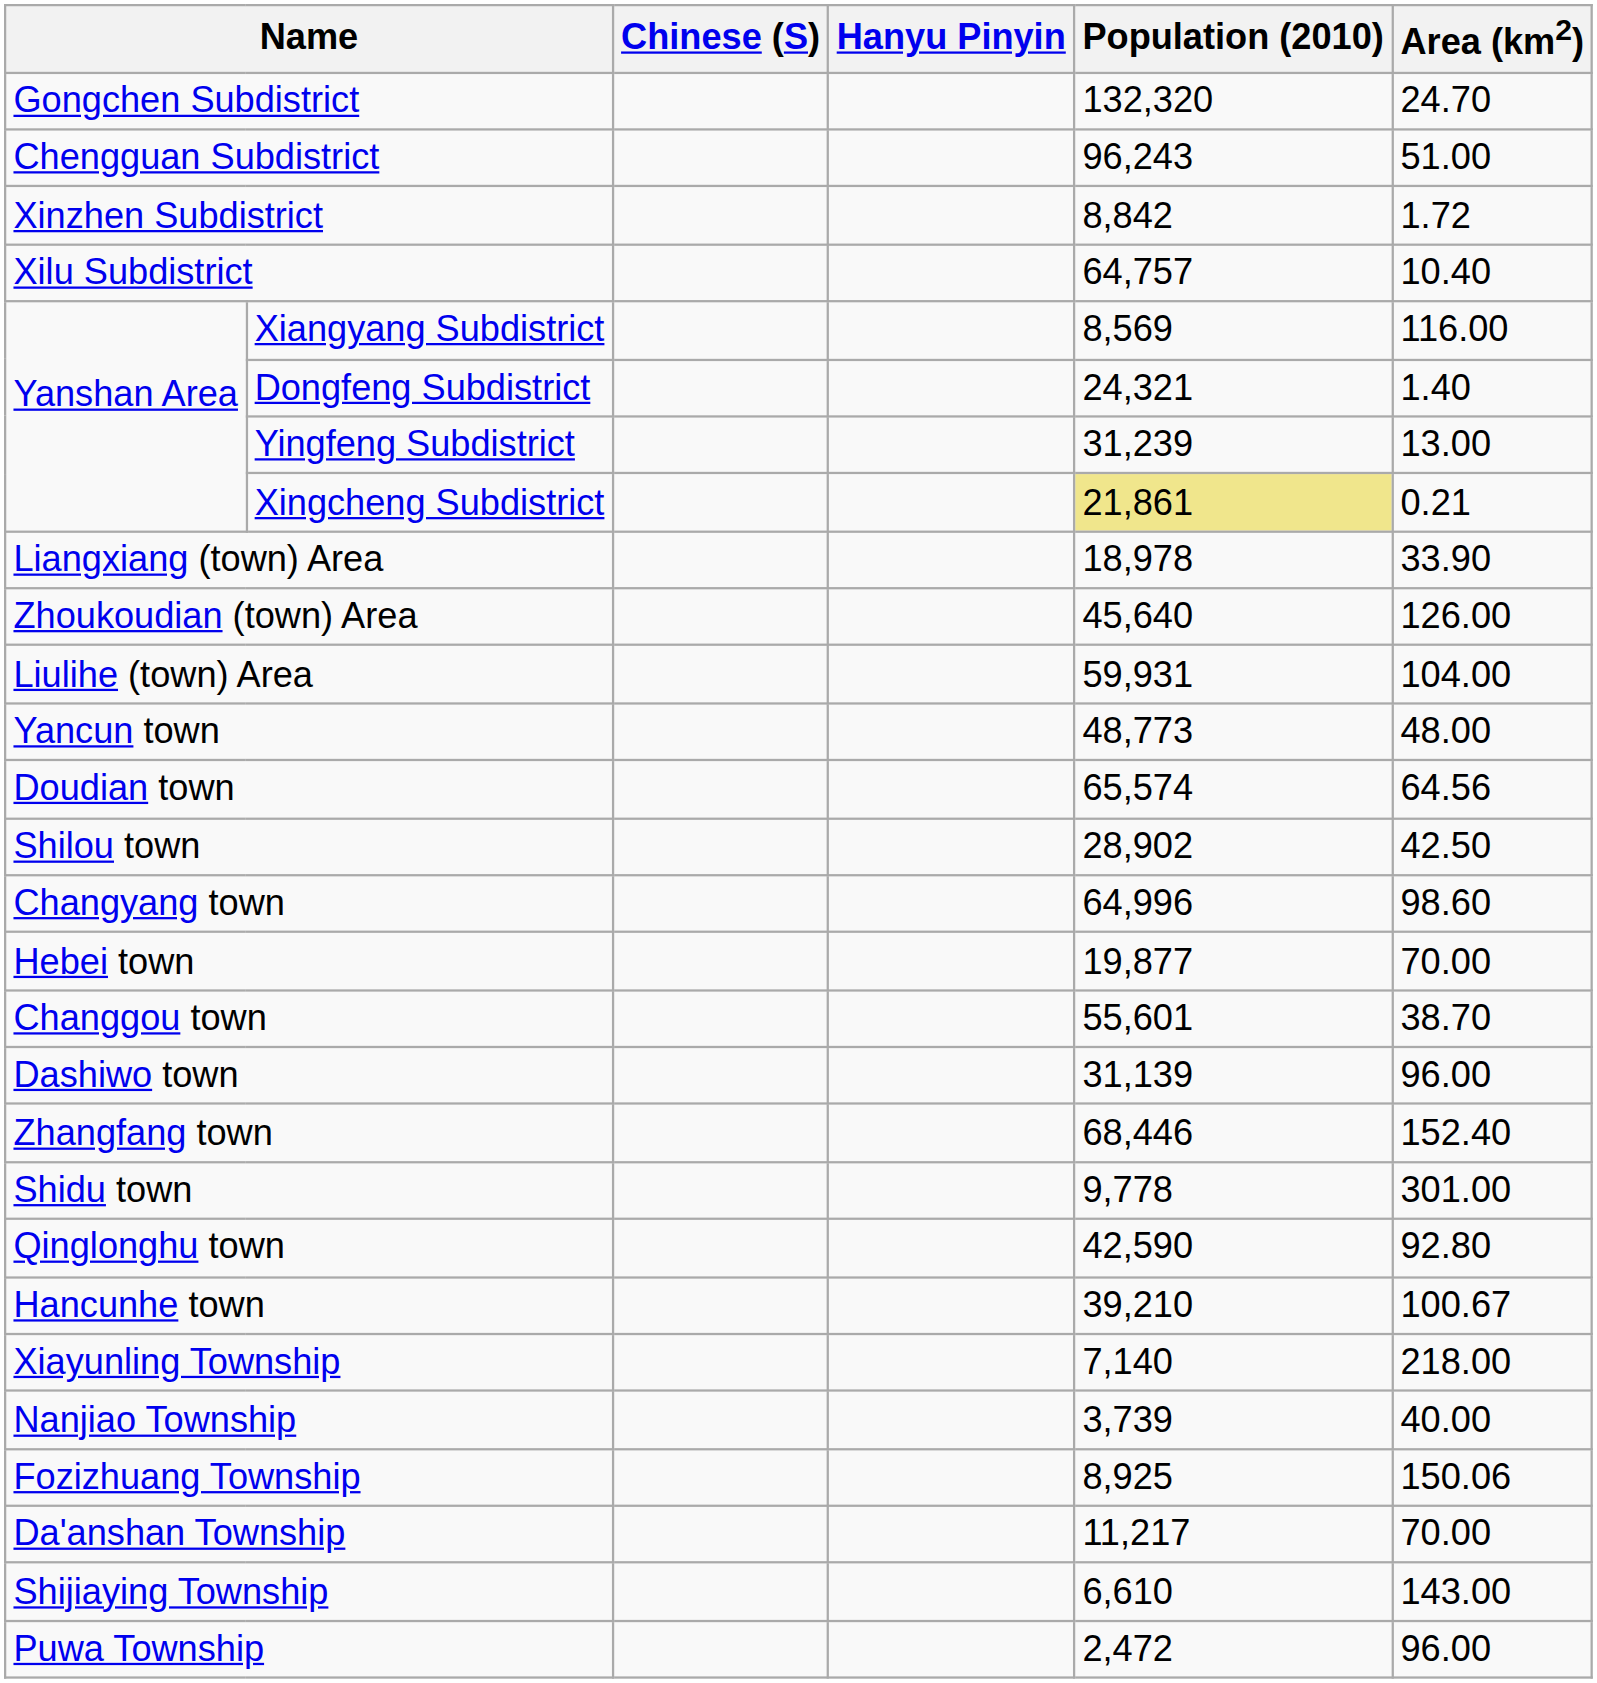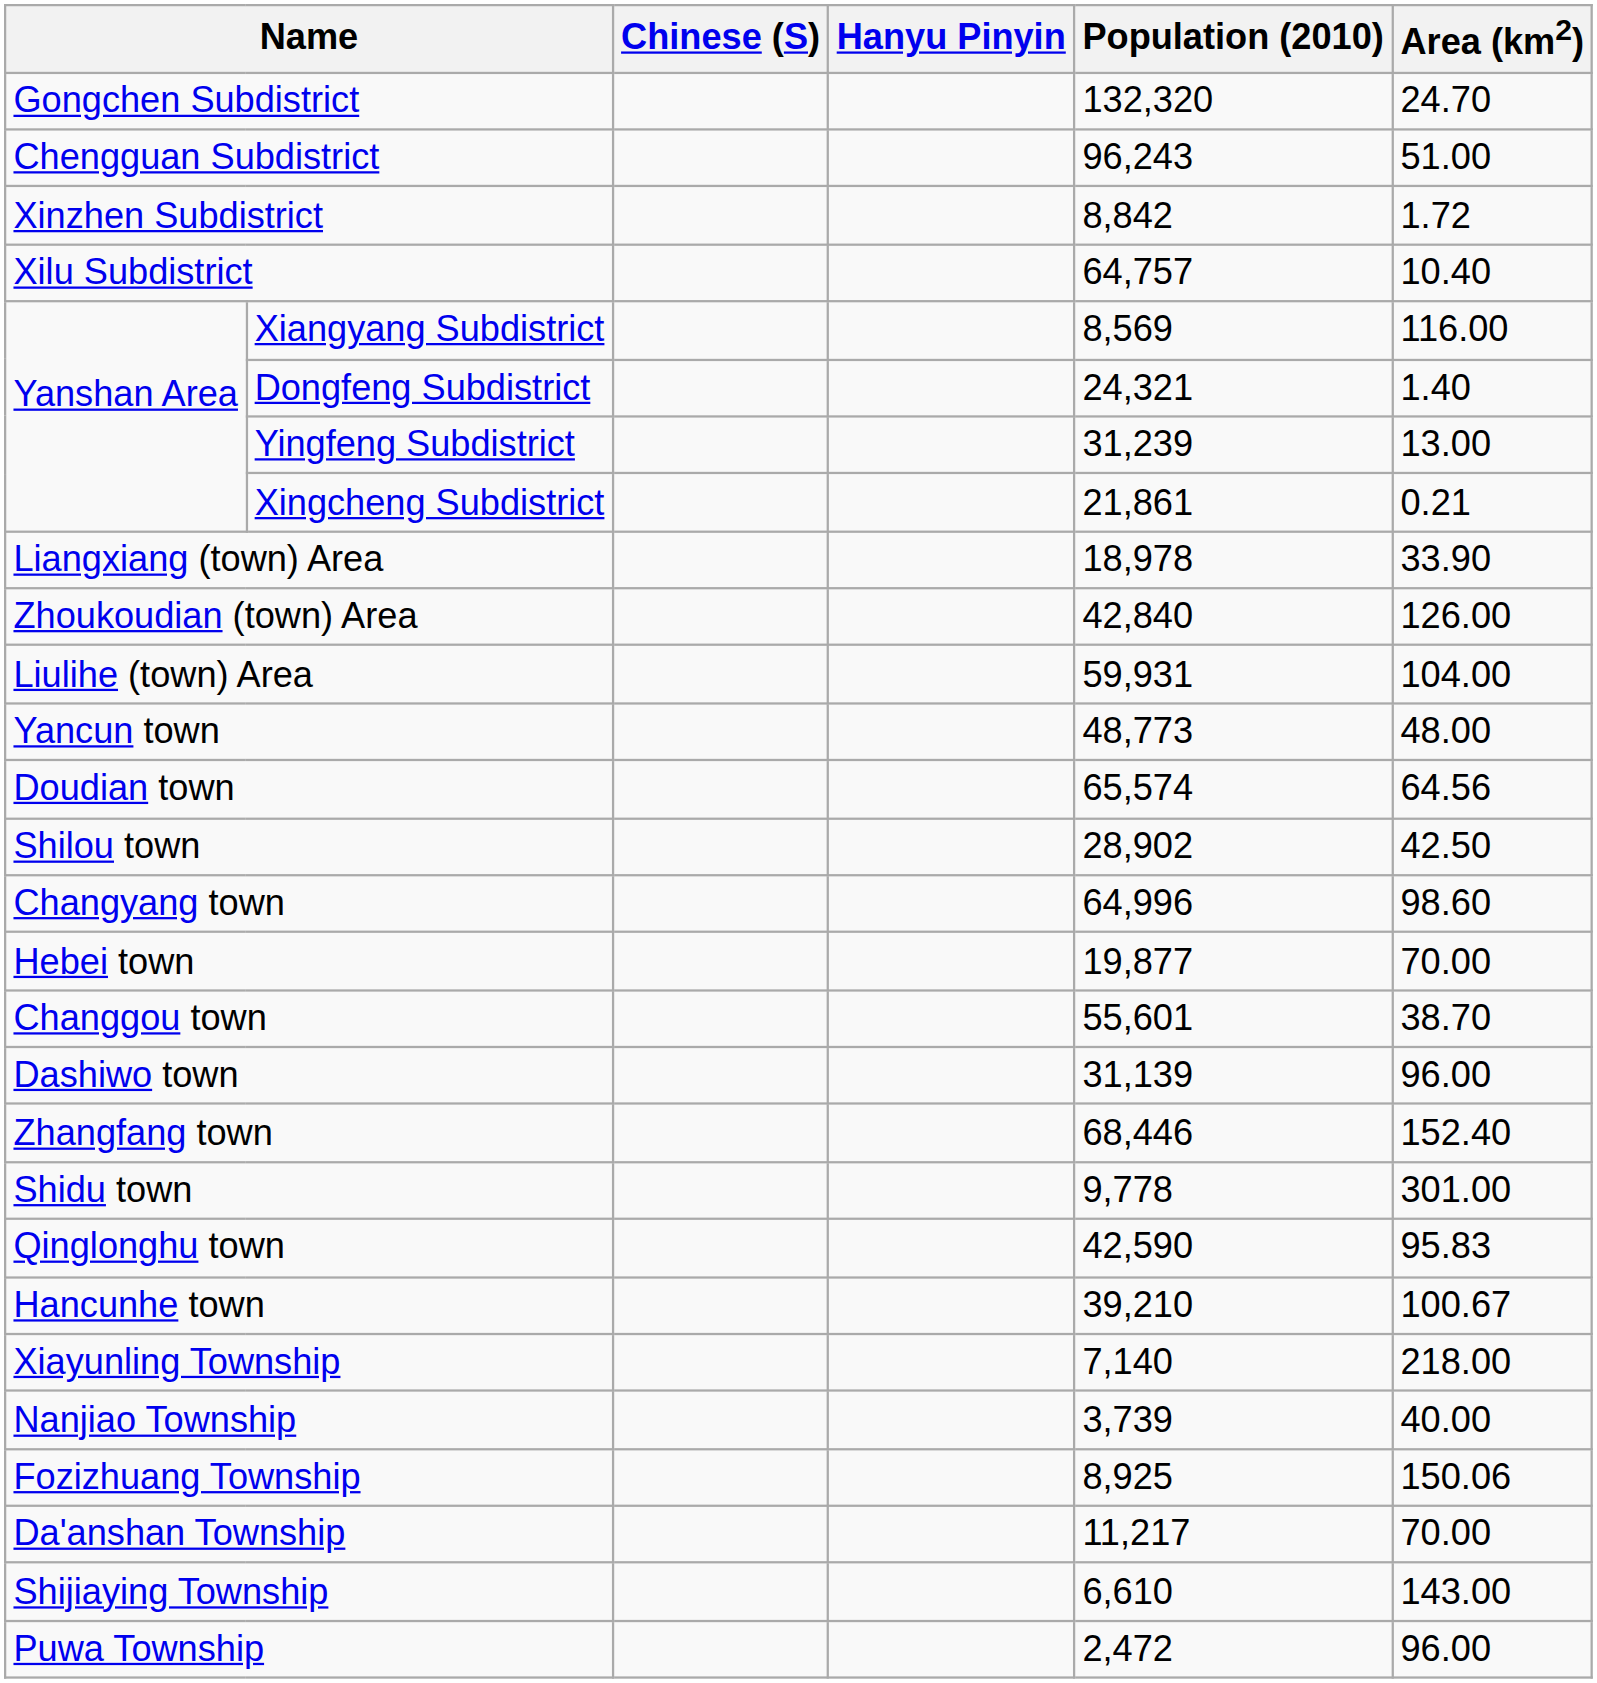(1138, 501) khaki background -> (1138, 501) no background
(1138, 616) 45,640 -> (1138, 616) 42,840
(1446, 1247) 92.80 -> (1446, 1247) 95.83
